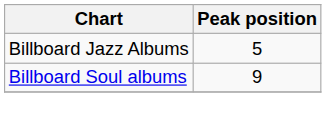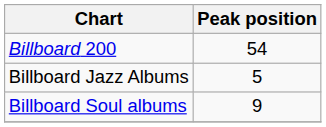+ row: (63, 48)
